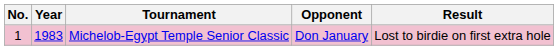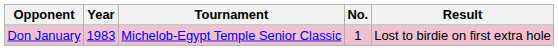columns swapped: (18, 15) <-> (332, 15)
